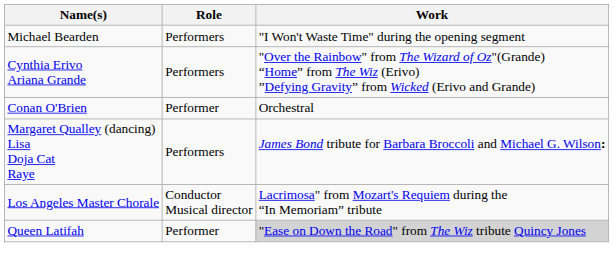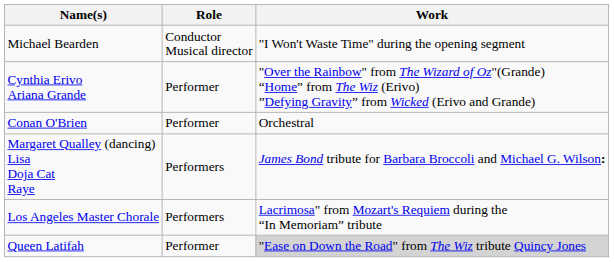(195, 36) Performers -> (209, 43) Conductor Musical director
(195, 72) Performers -> (192, 87) Performer
(209, 202) Conductor Musical director -> (195, 217) Performers
